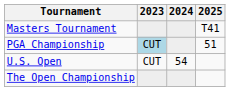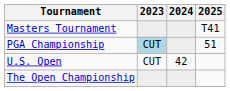(181, 62) 54 -> (181, 62) 42
